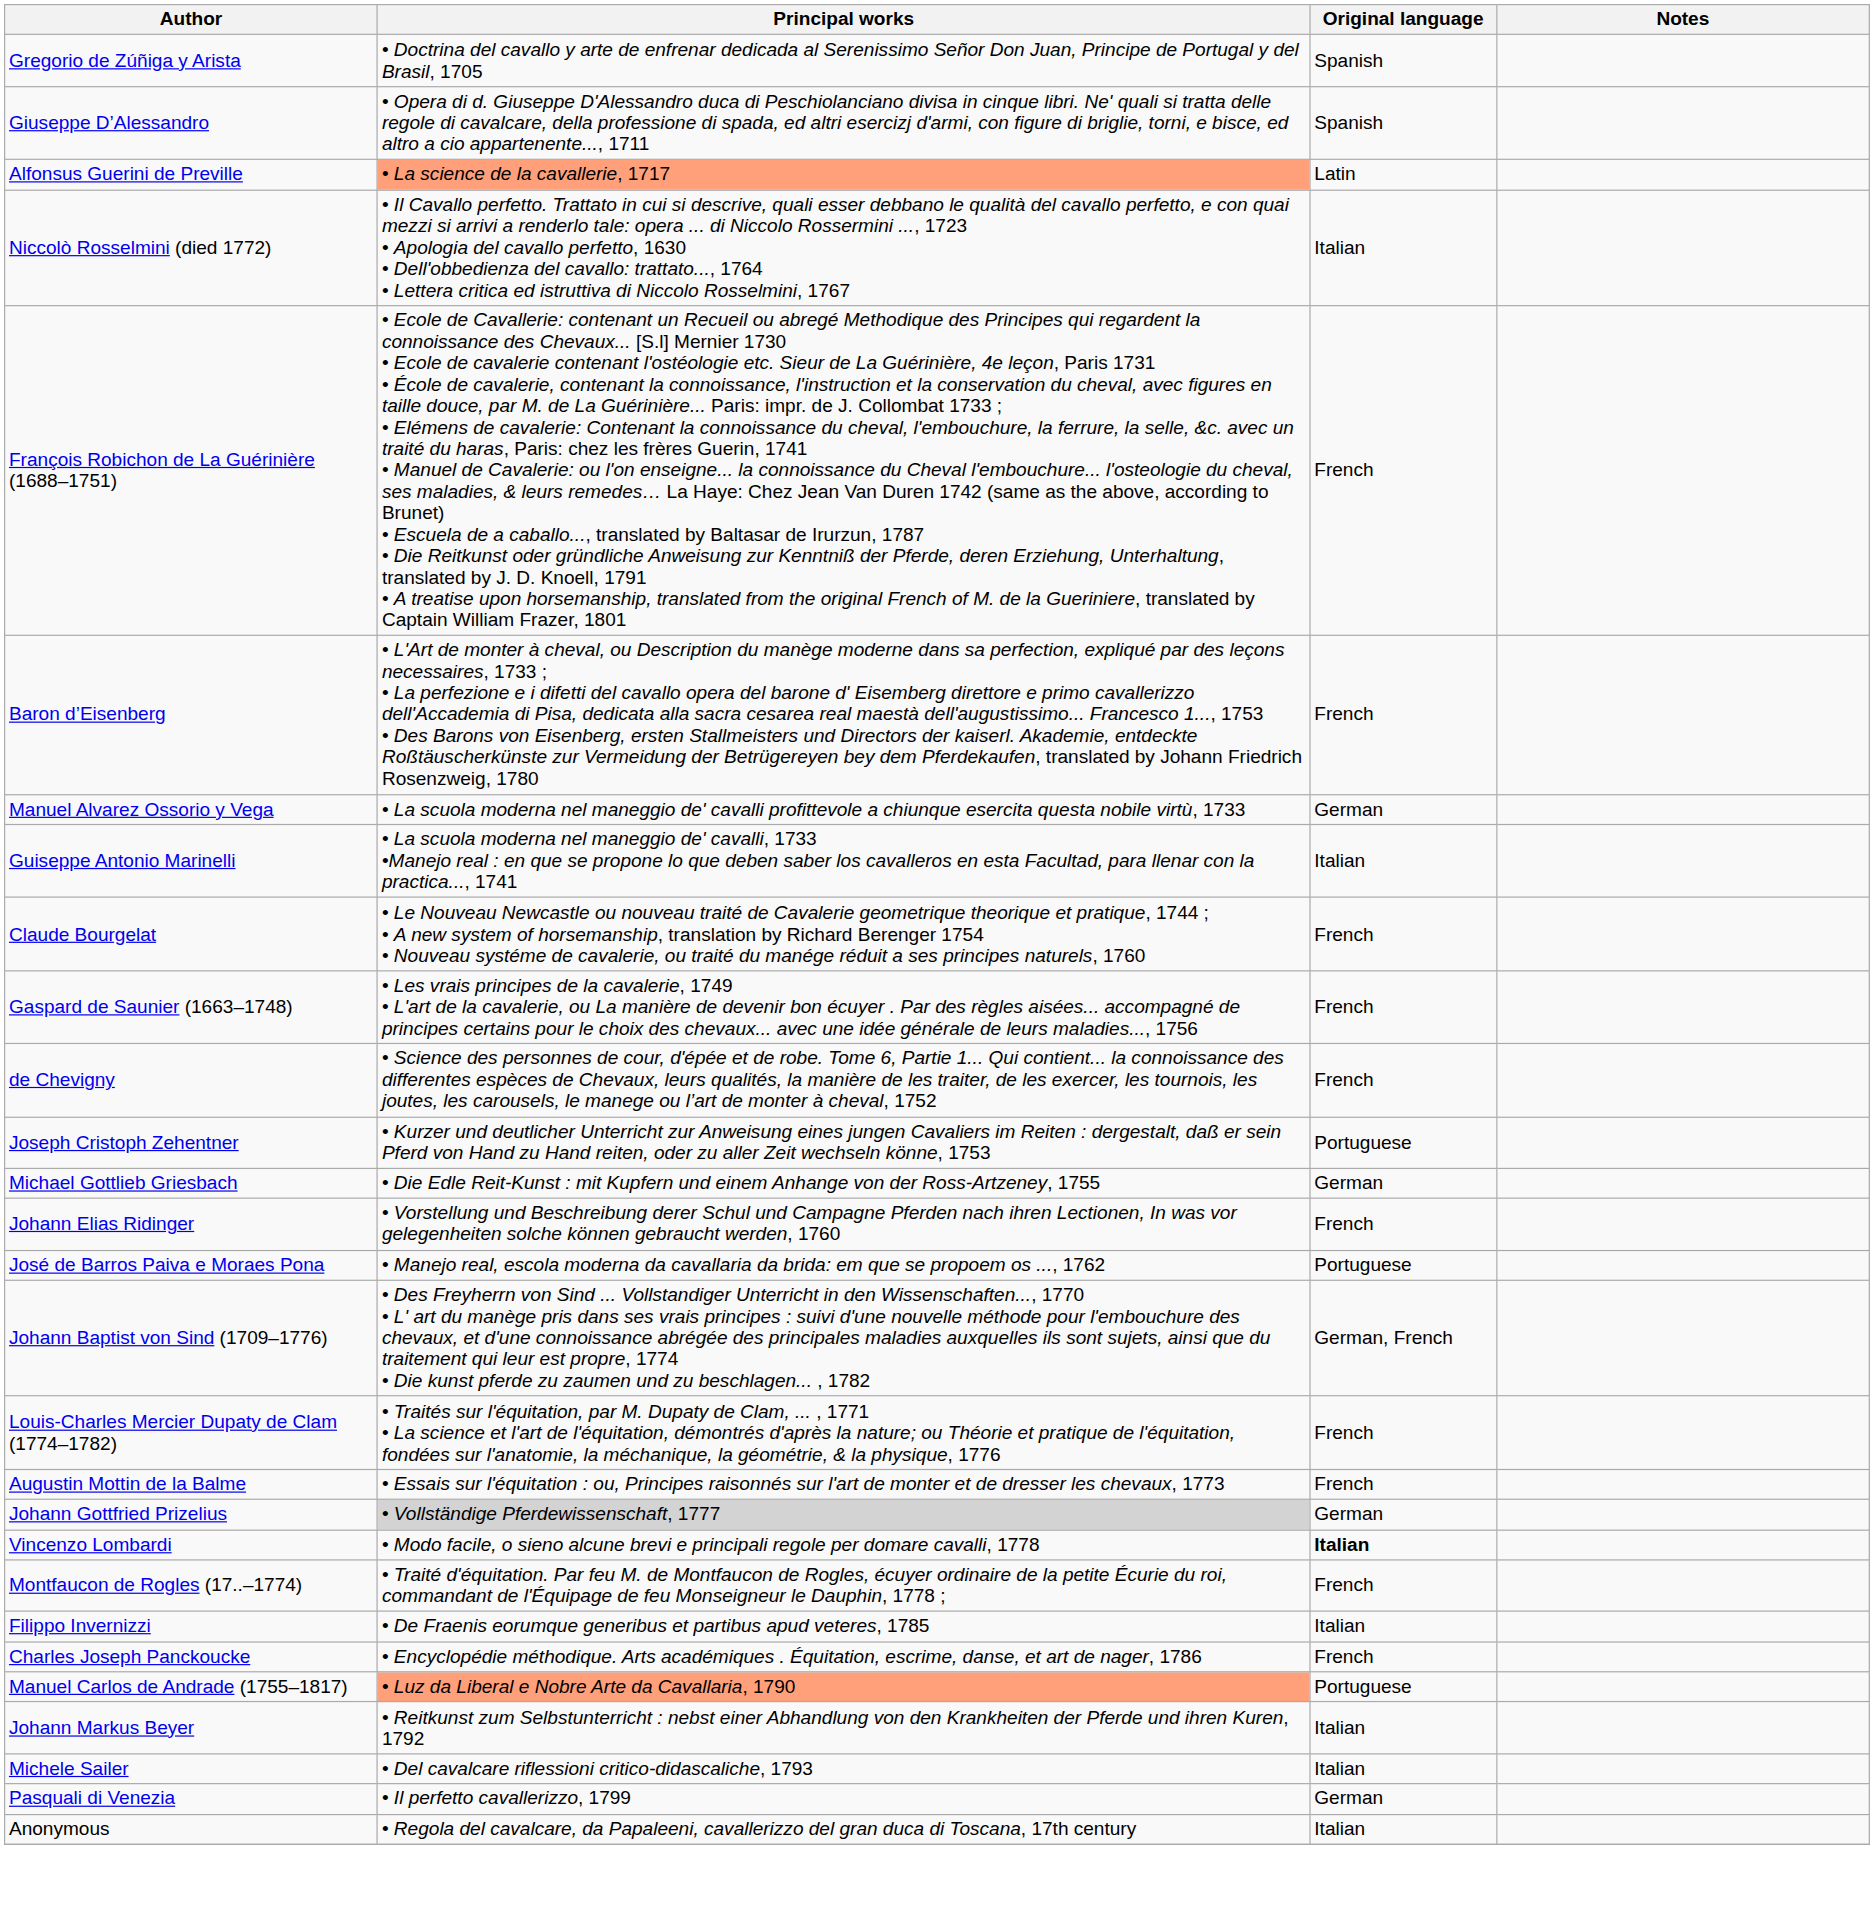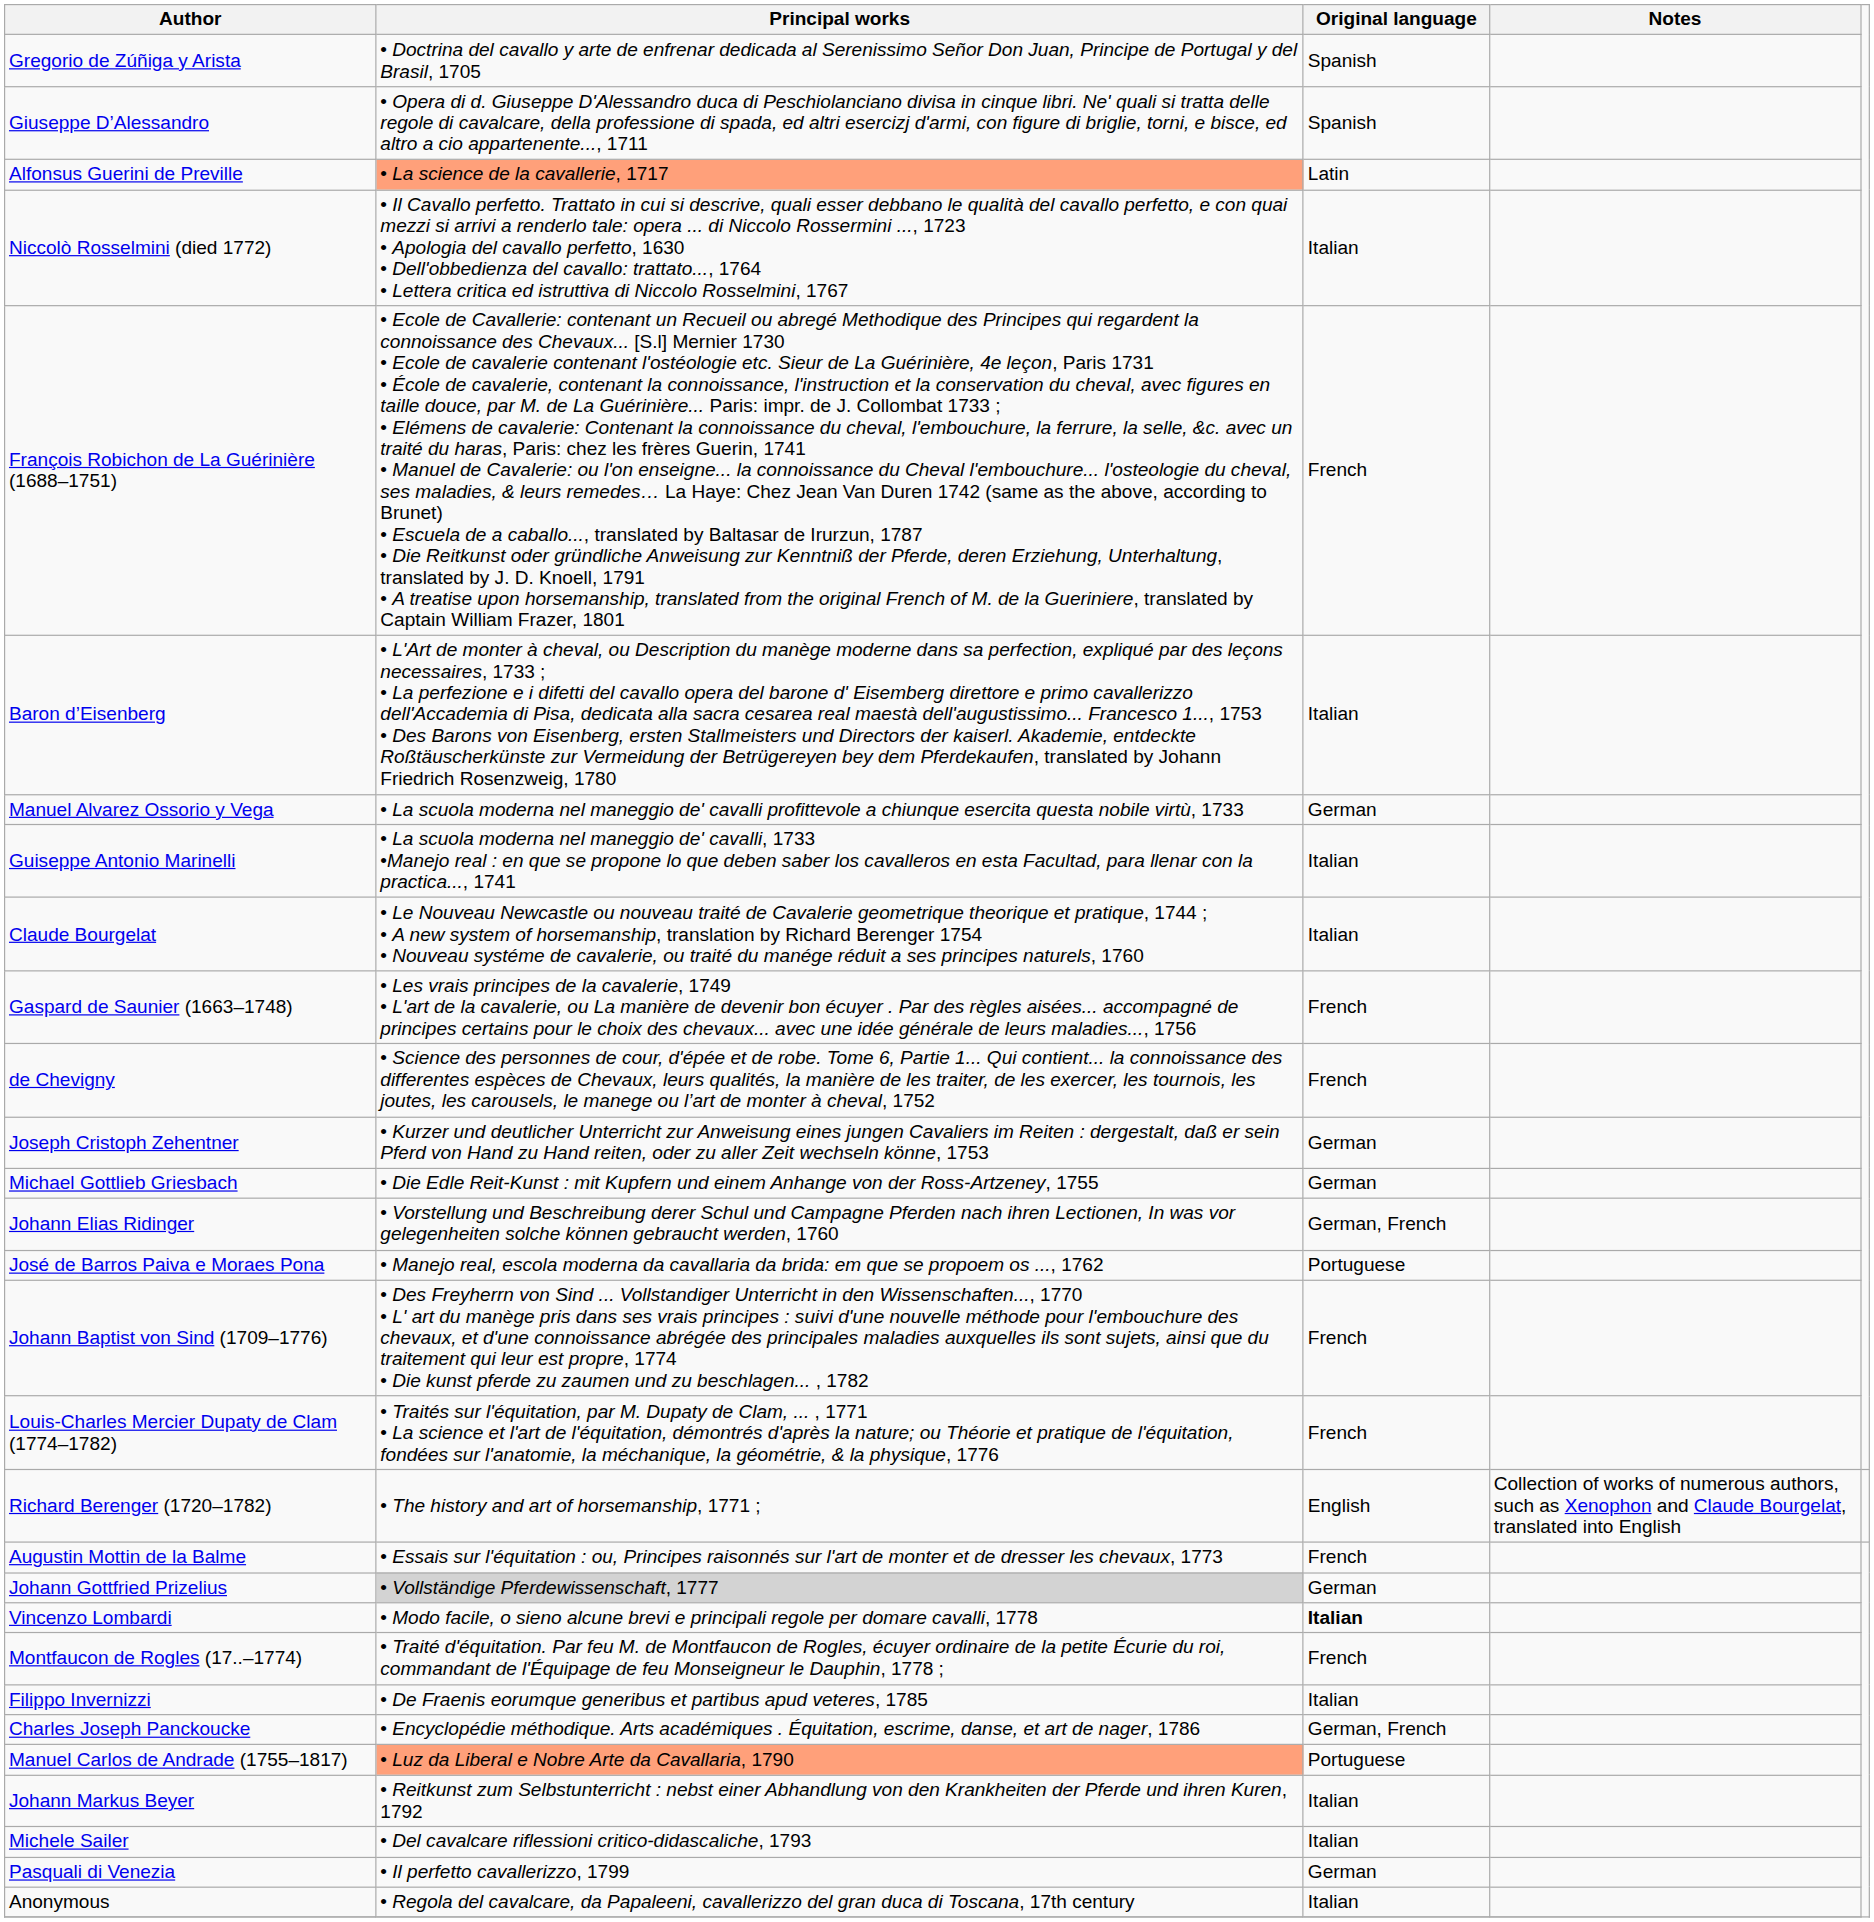(1344, 714) French -> (1333, 714) Italian
(1344, 933) French -> (1333, 933) Italian
(1363, 1142) Portuguese -> (1342, 1142) German
(1344, 1224) French -> (1377, 1224) German, French
(1384, 1338) German, French -> (1337, 1338) French
+ row: (140, 1505)
(1344, 1656) French -> (1377, 1729) German, French
